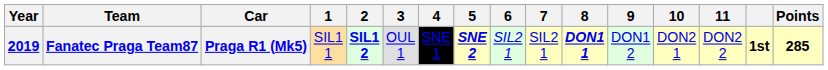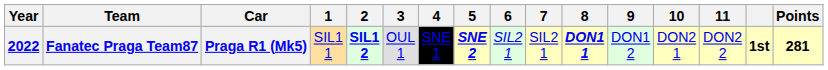(24, 45) 2019 -> (24, 45) 2022
(798, 45) 285 -> (798, 45) 281
